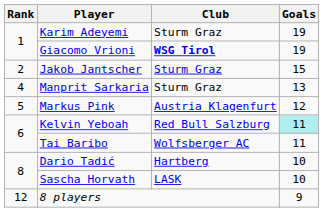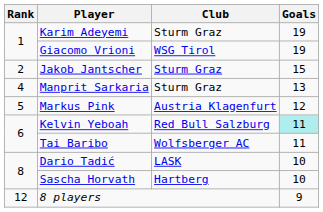(185, 51) bold -> (185, 51) normal
(181, 161) Hartberg -> (168, 161) LASK
(168, 180) LASK -> (181, 180) Hartberg
